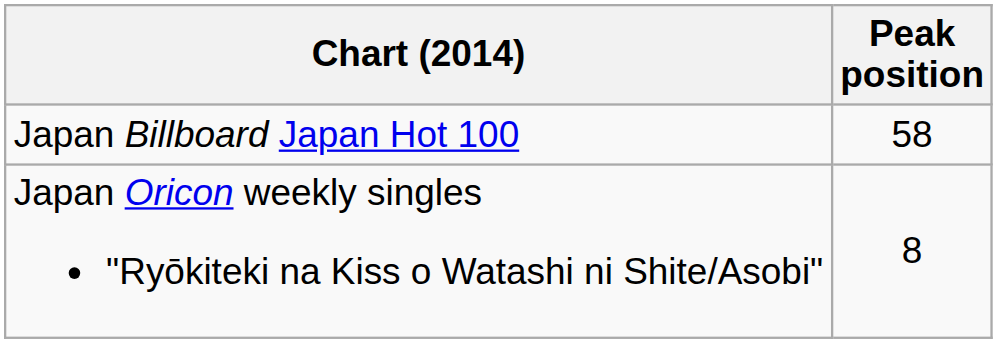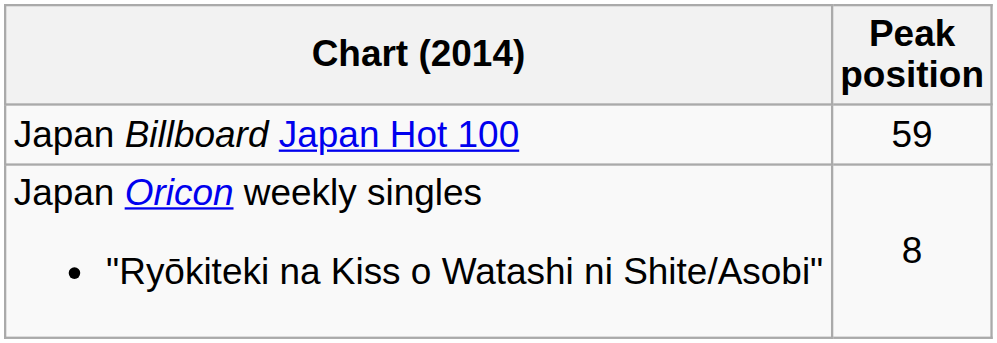(912, 134) 58 -> (912, 134) 59
